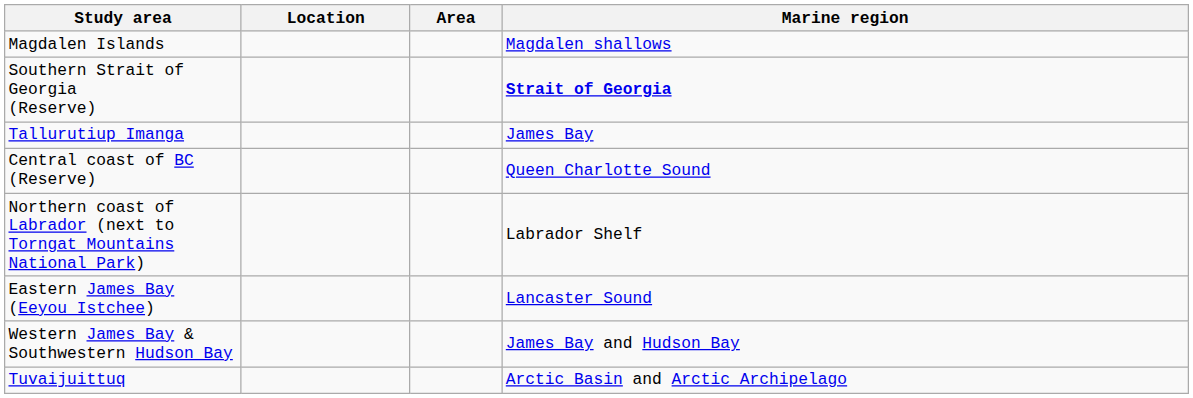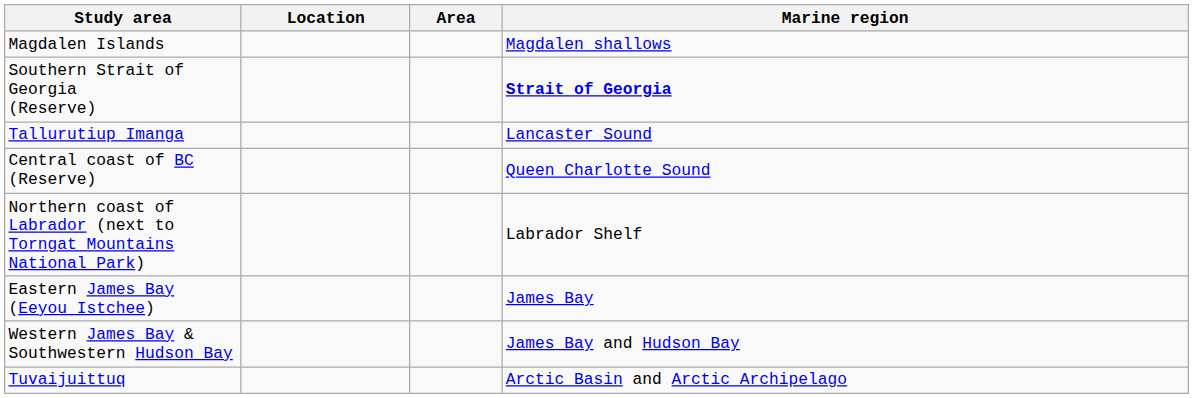(550, 135) James Bay -> (579, 135) Lancaster Sound
(579, 299) Lancaster Sound -> (550, 299) James Bay
